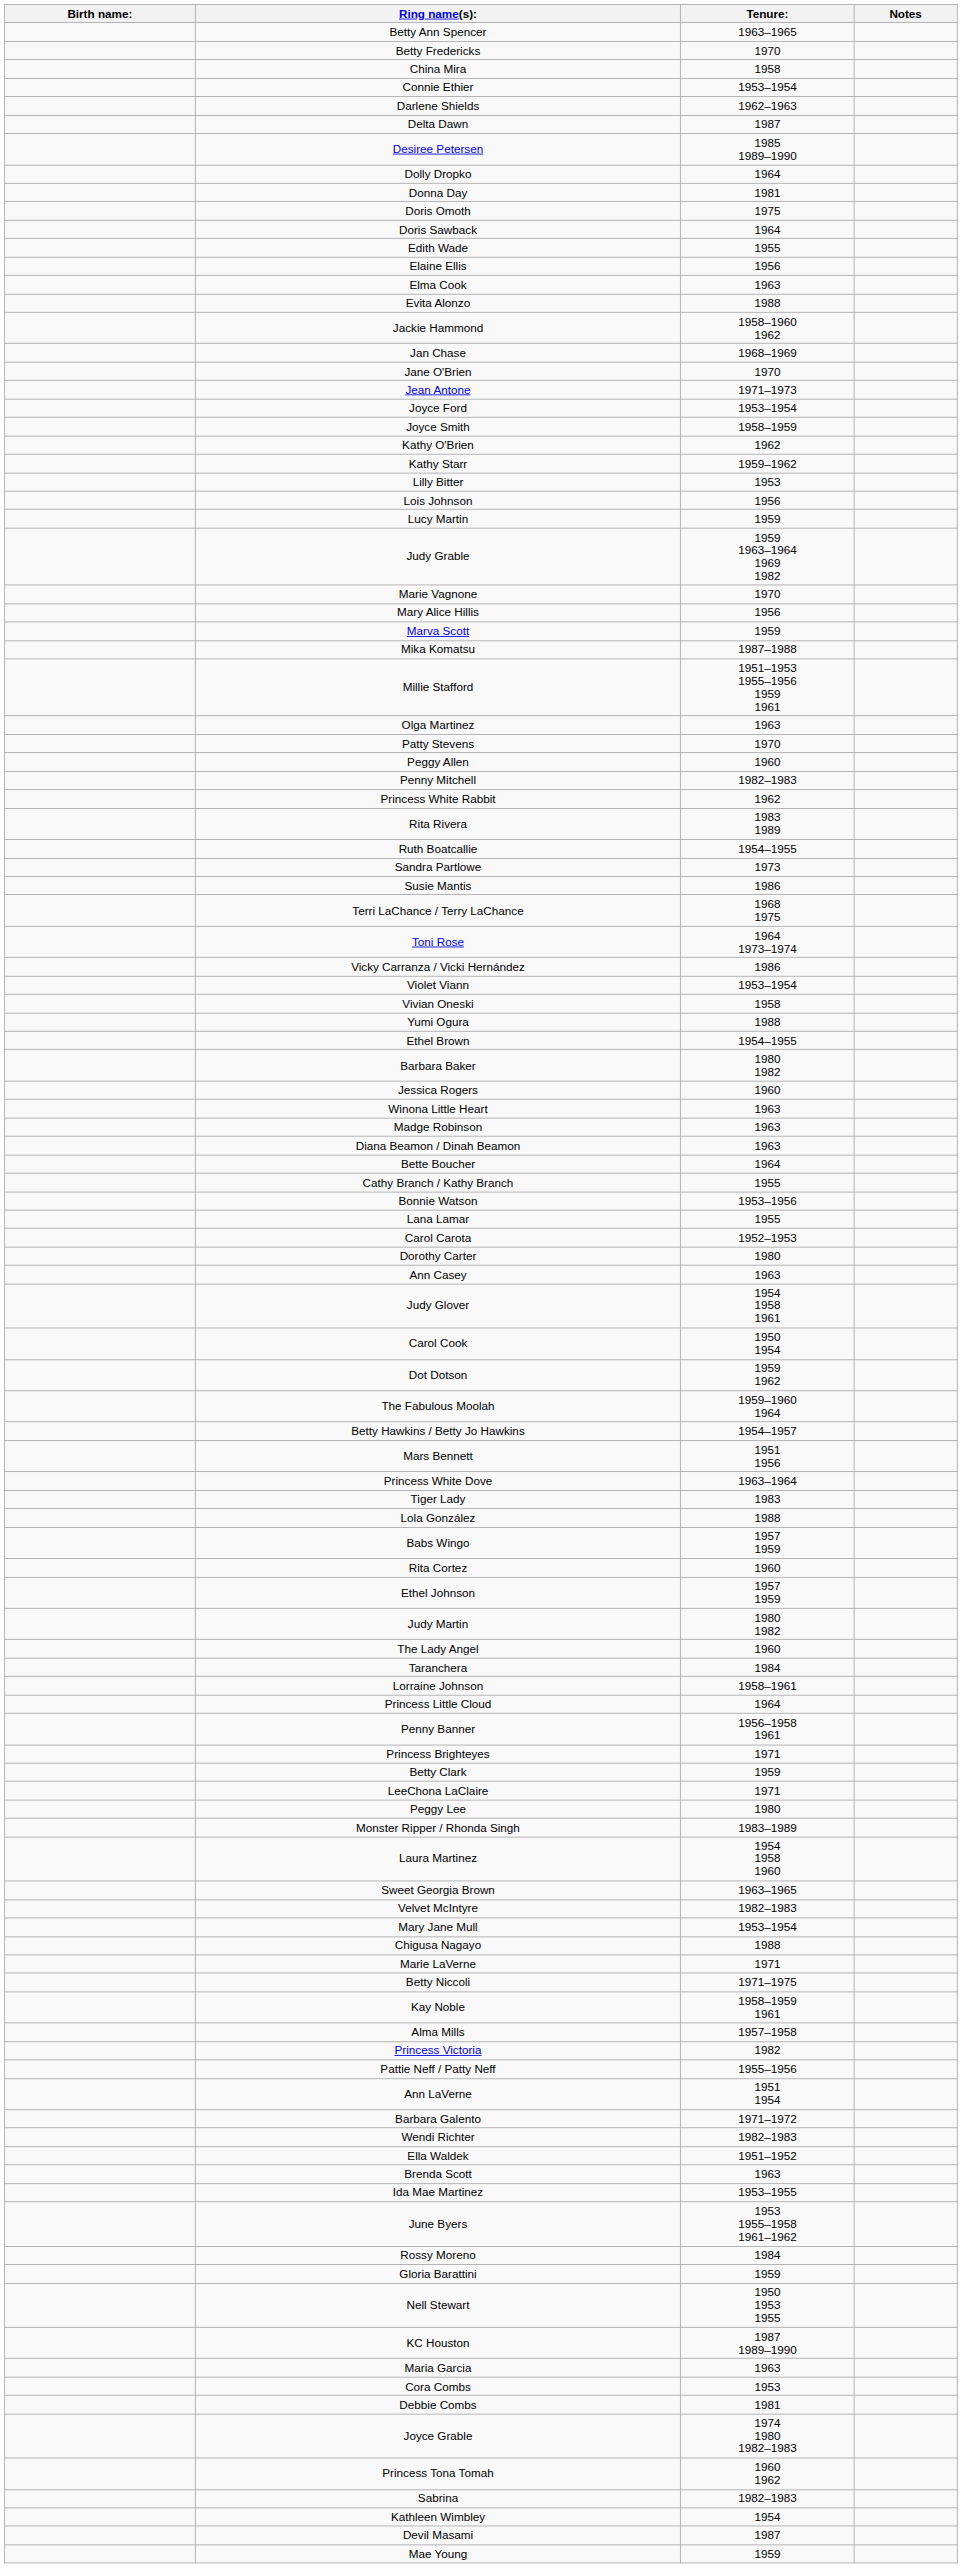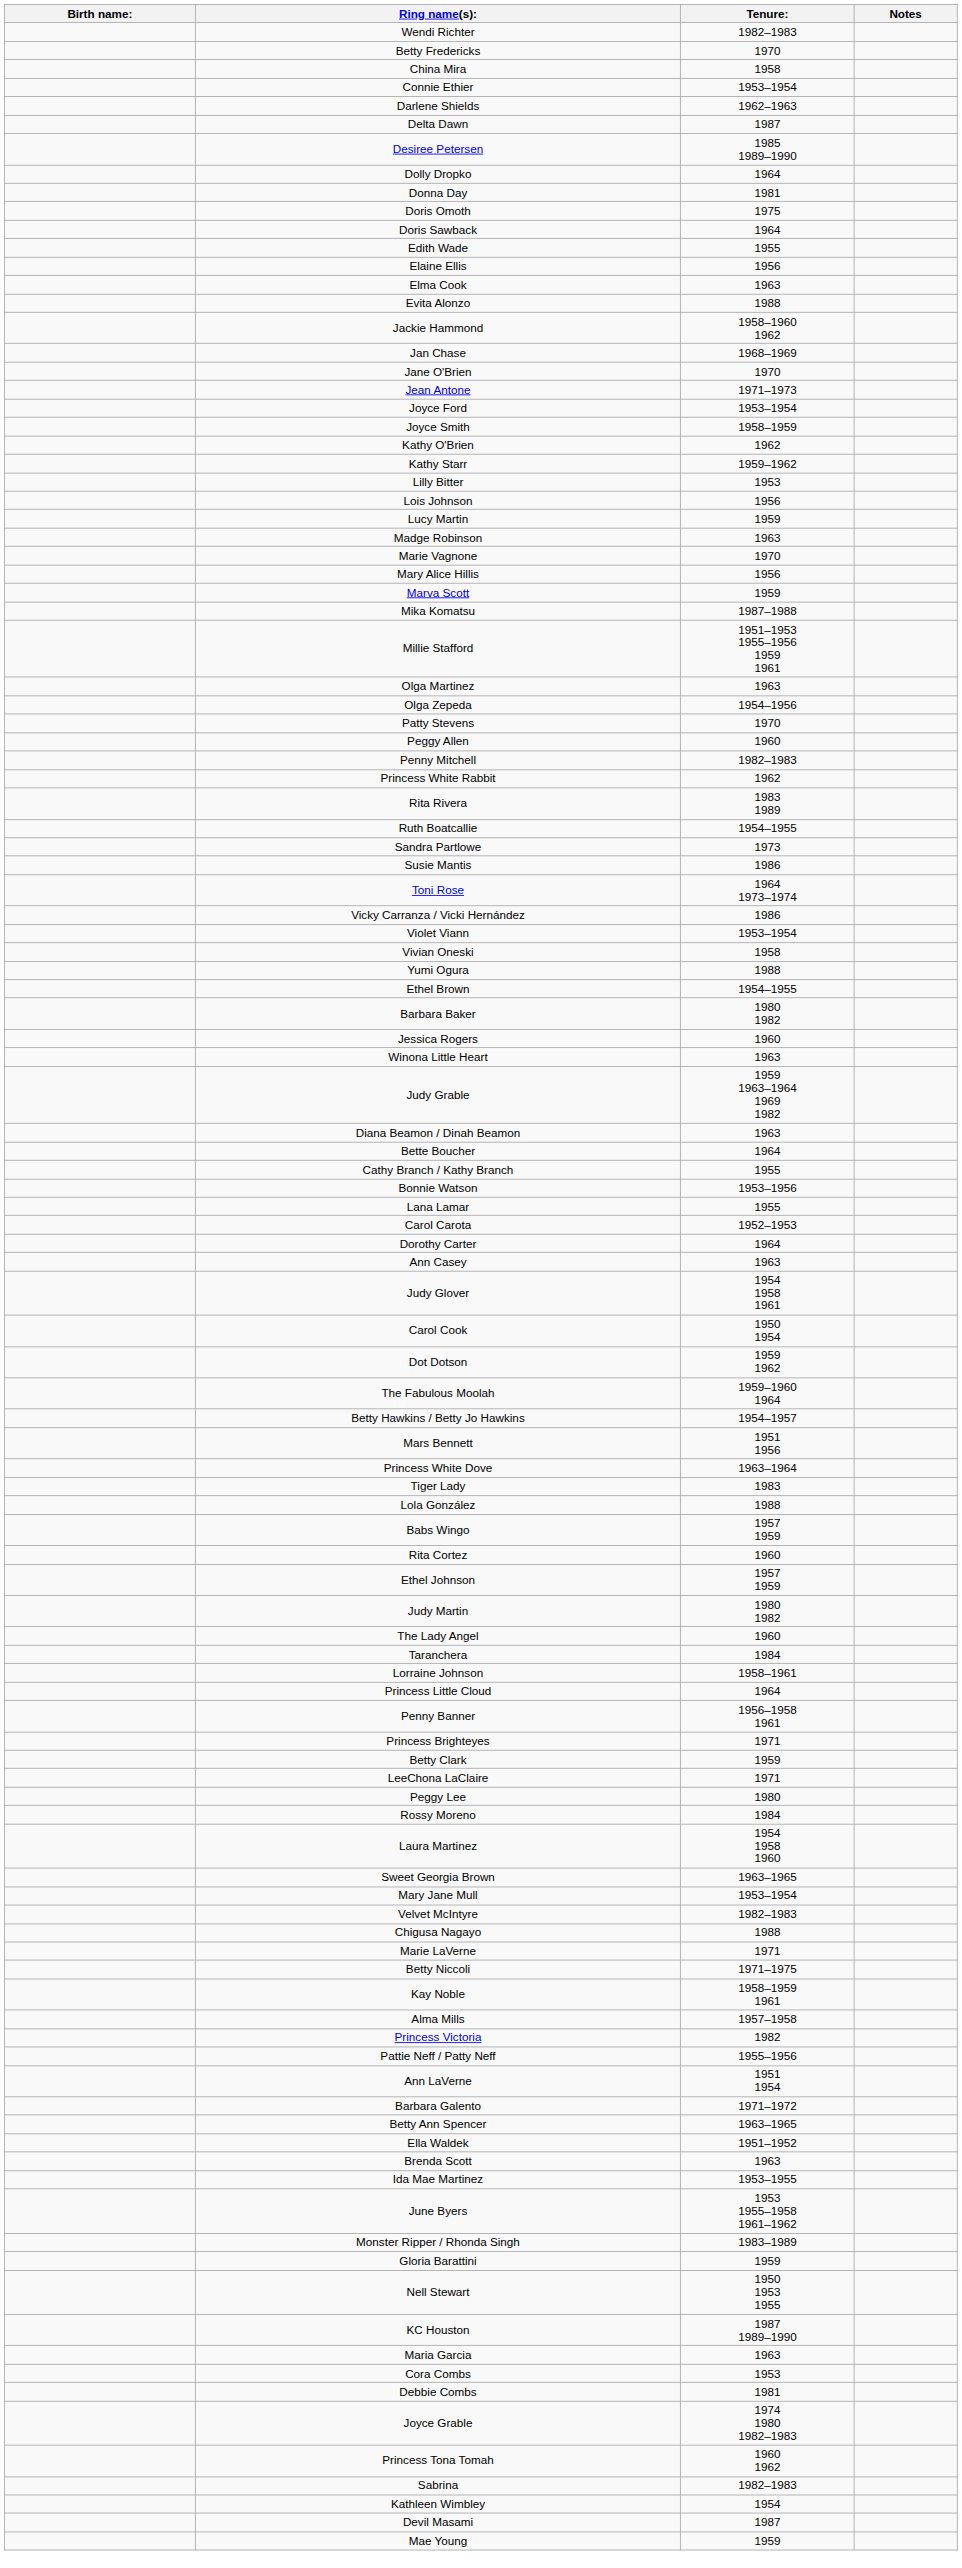rows swapped: (438, 32) <-> (438, 2137)
rows swapped: (438, 1127) <-> (438, 556)
+ row: (438, 705)
- row: (438, 910)
(767, 1256) 1980 -> (767, 1243) 1964
rows swapped: (438, 2255) <-> (438, 1827)
rows swapped: (438, 1908) <-> (438, 1927)
